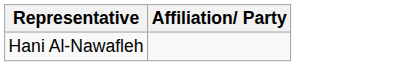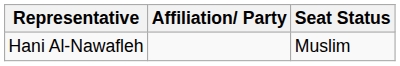+ column: (343, 18)
